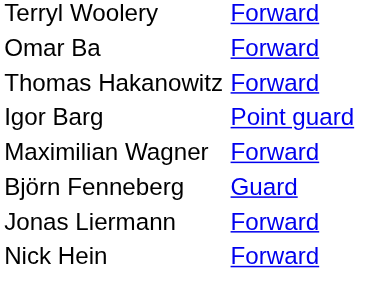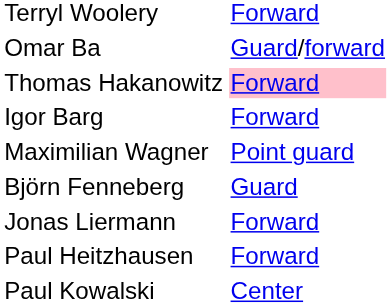(275, 48) Forward -> (308, 48) Guard/forward
(275, 82) no background -> (275, 82) pink background
(292, 117) Point guard -> (275, 117) Forward
(275, 152) Forward -> (292, 152) Point guard
+ row: (99, 256)
- row: (56, 256)
+ row: (79, 291)
